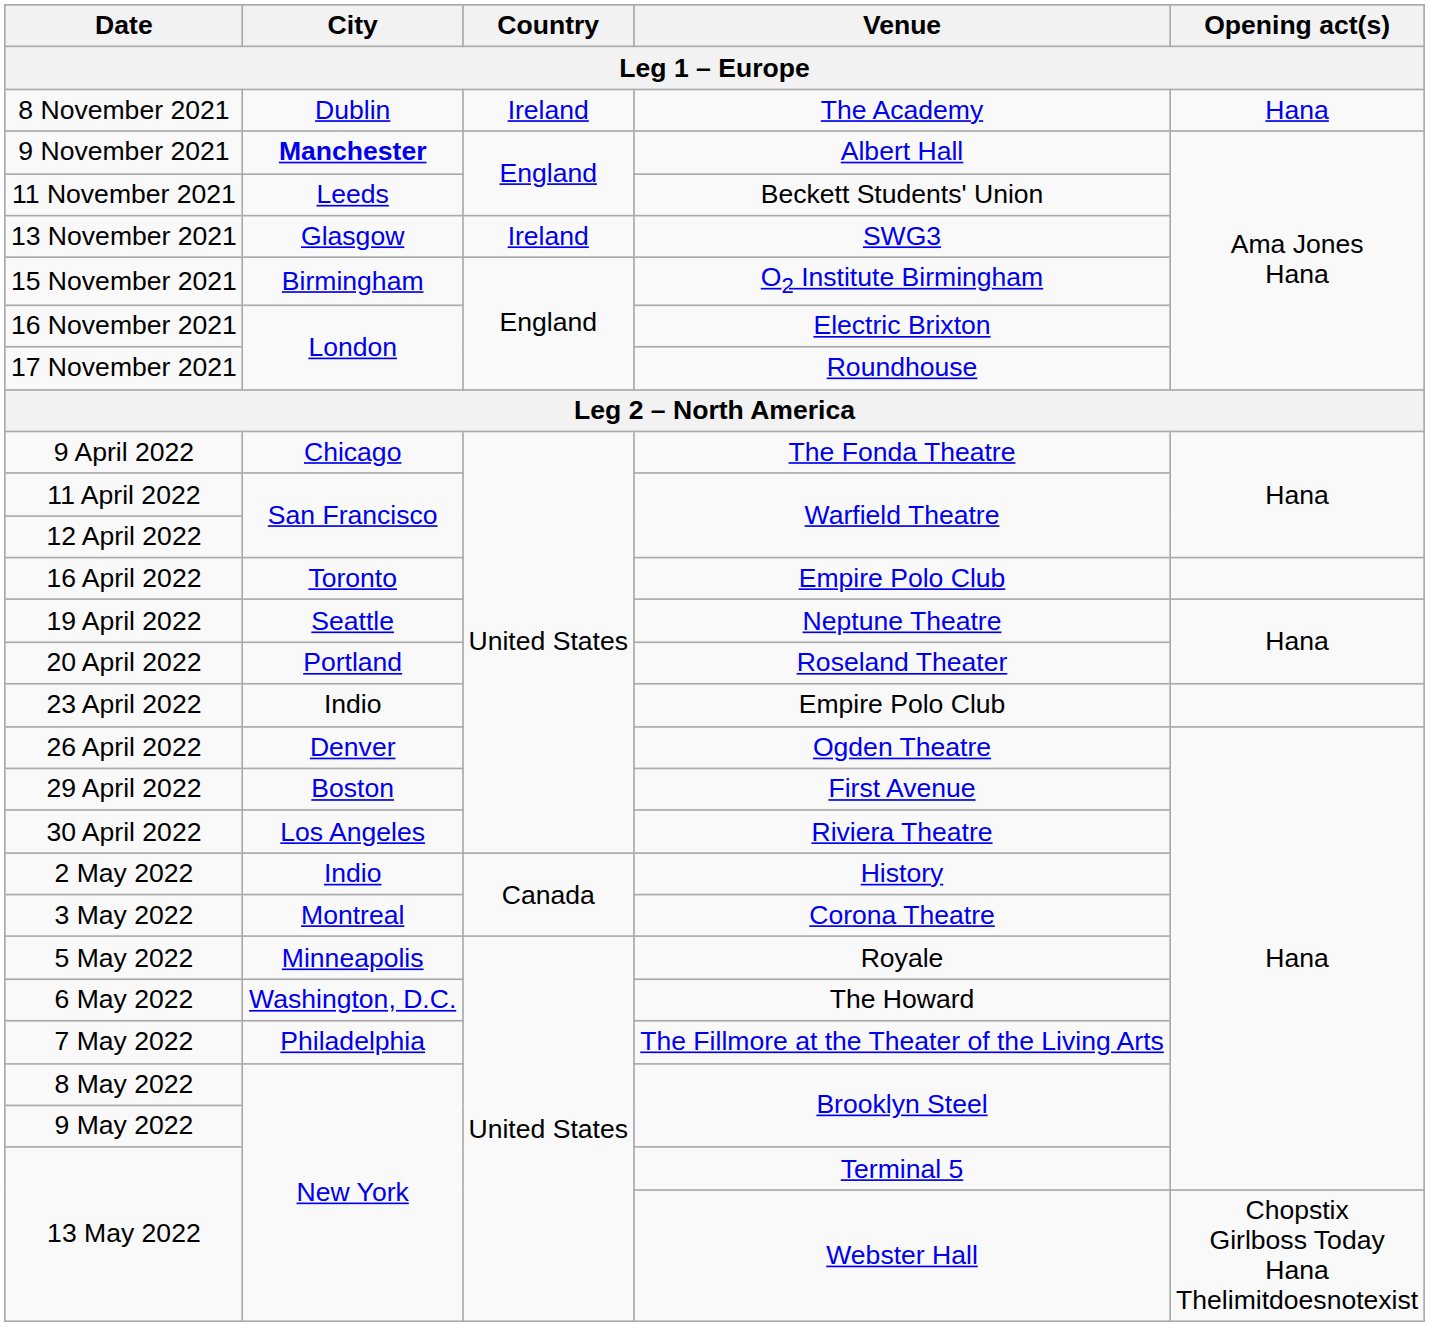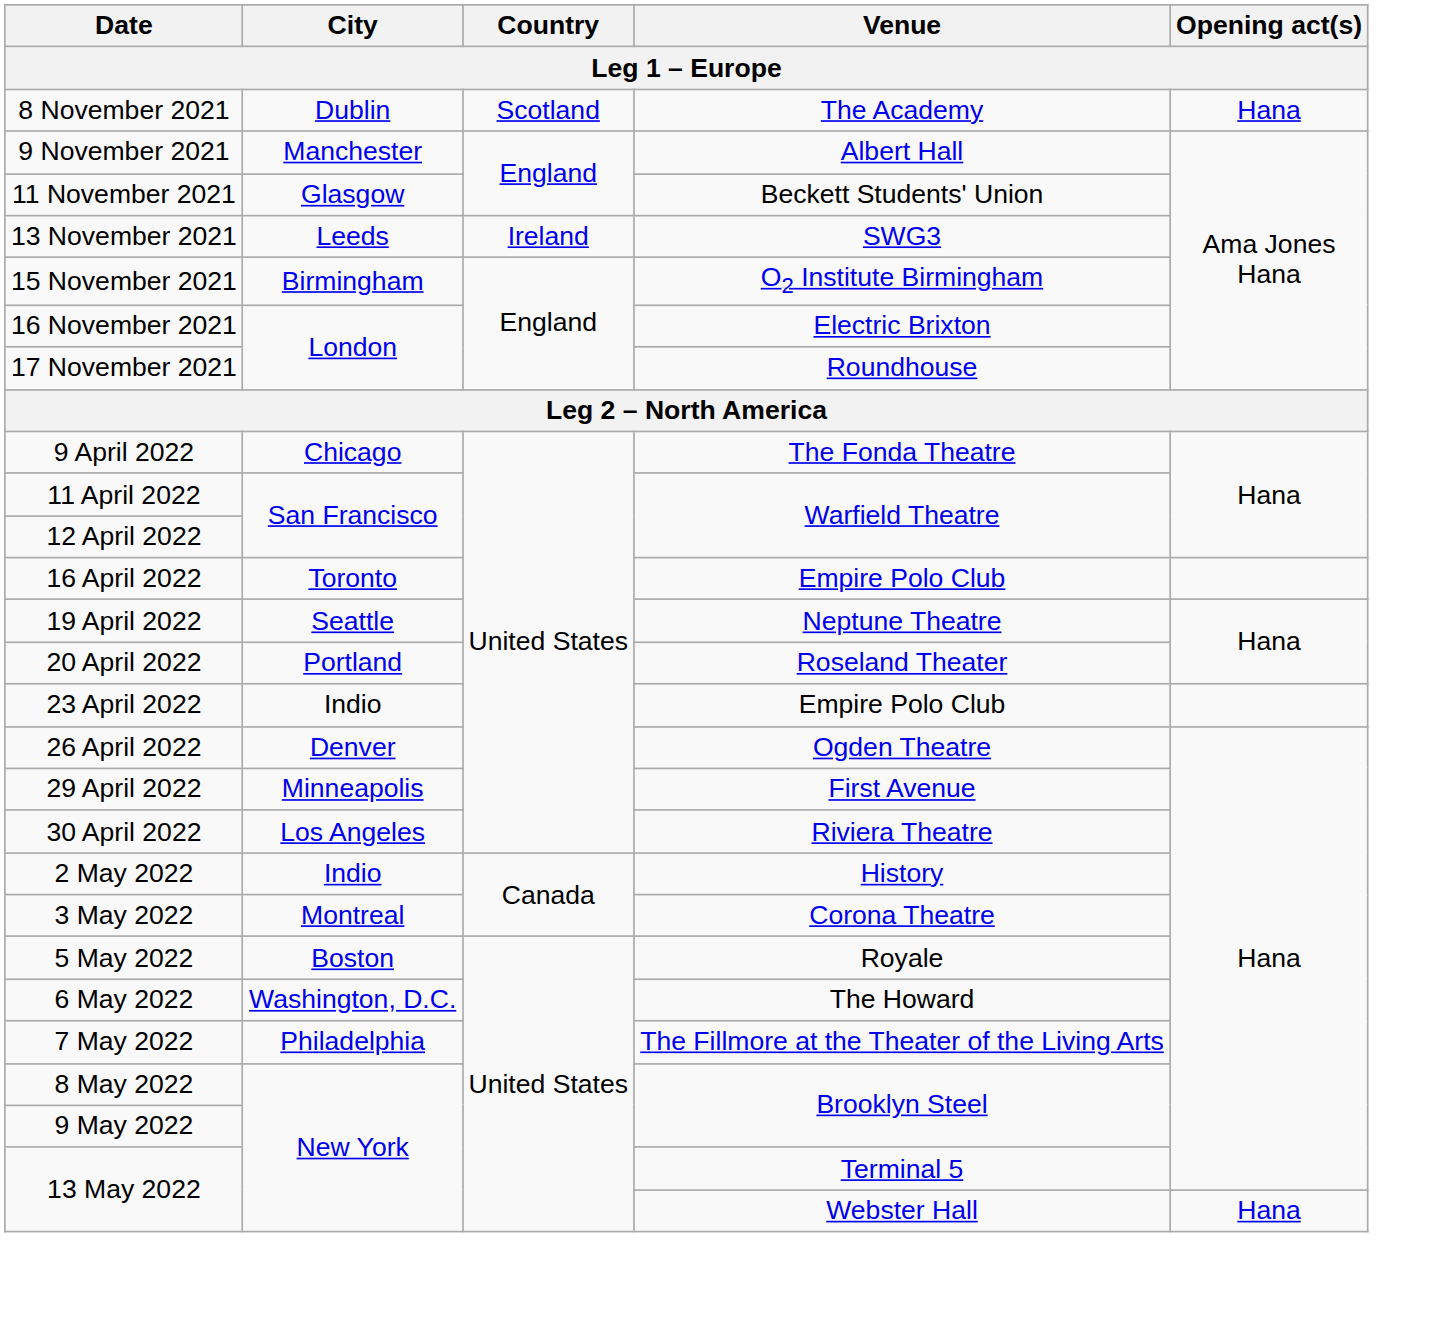(548, 109) Ireland -> (548, 109) Scotland
(353, 151) bold -> (353, 151) normal
(353, 194) Leeds -> (353, 194) Glasgow
(353, 236) Glasgow -> (353, 236) Leeds
(353, 789) Boston -> (353, 789) Minneapolis
(353, 957) Minneapolis -> (353, 957) Boston
(1297, 1255) Chopstix Girlboss Today Hana Thelimitdoesnotexist -> (1269, 1210) Hana
